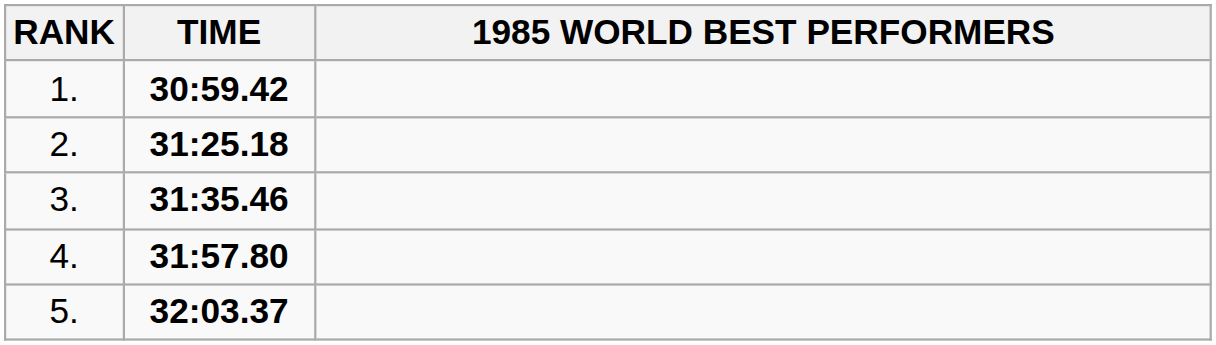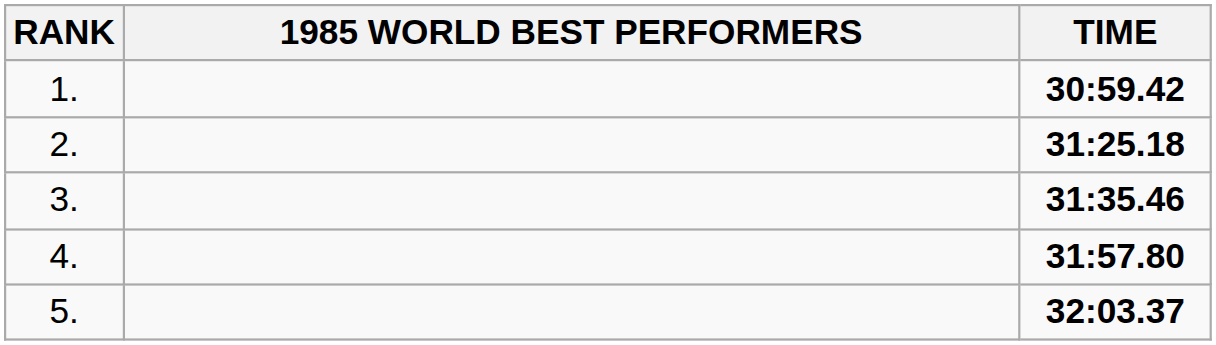columns swapped: (763, 32) <-> (219, 32)
